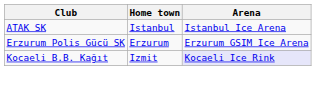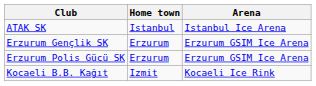+ row: (57, 42)
(230, 58) lavender background -> (230, 73) no background
